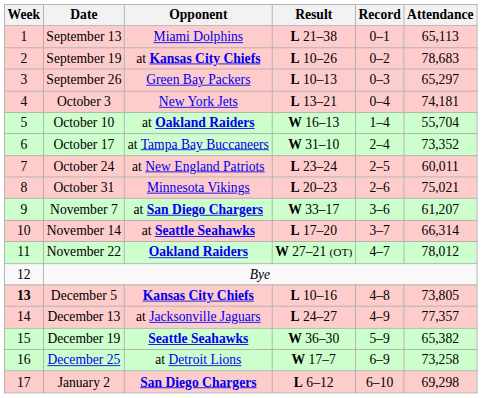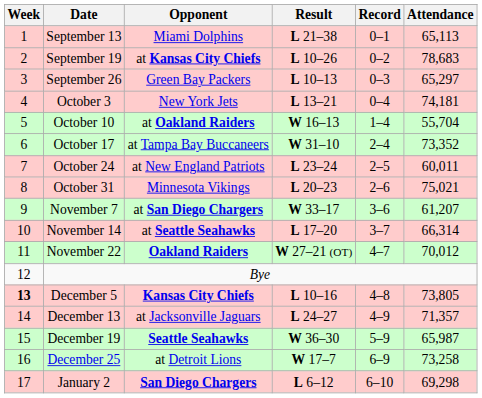(440, 252) 78,012 -> (440, 252) 70,012
(440, 317) 77,357 -> (440, 317) 71,357
(440, 338) 65,382 -> (440, 338) 65,987
